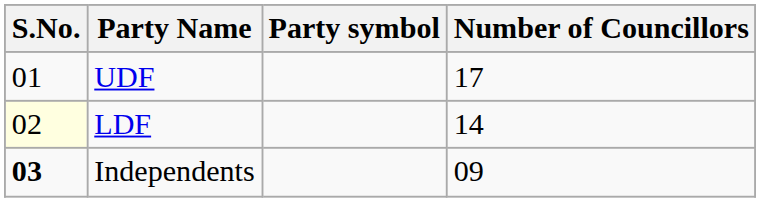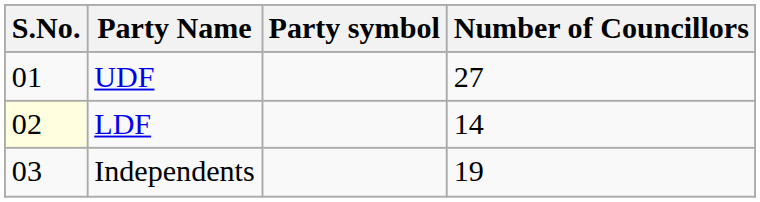(469, 76) 17 -> (469, 76) 27
(27, 171) bold -> (27, 171) normal
(469, 171) 09 -> (469, 171) 19
